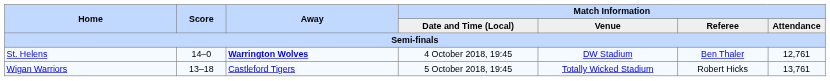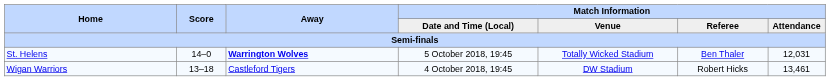(468, 54) 4 October 2018, 19:45 -> (468, 54) 5 October 2018, 19:45
(608, 54) DW Stadium -> (608, 54) Totally Wicked Stadium
(797, 54) 12,761 -> (797, 54) 12,031
(468, 69) 5 October 2018, 19:45 -> (468, 69) 4 October 2018, 19:45
(608, 69) Totally Wicked Stadium -> (608, 69) DW Stadium
(797, 69) 13,761 -> (797, 69) 13,461
